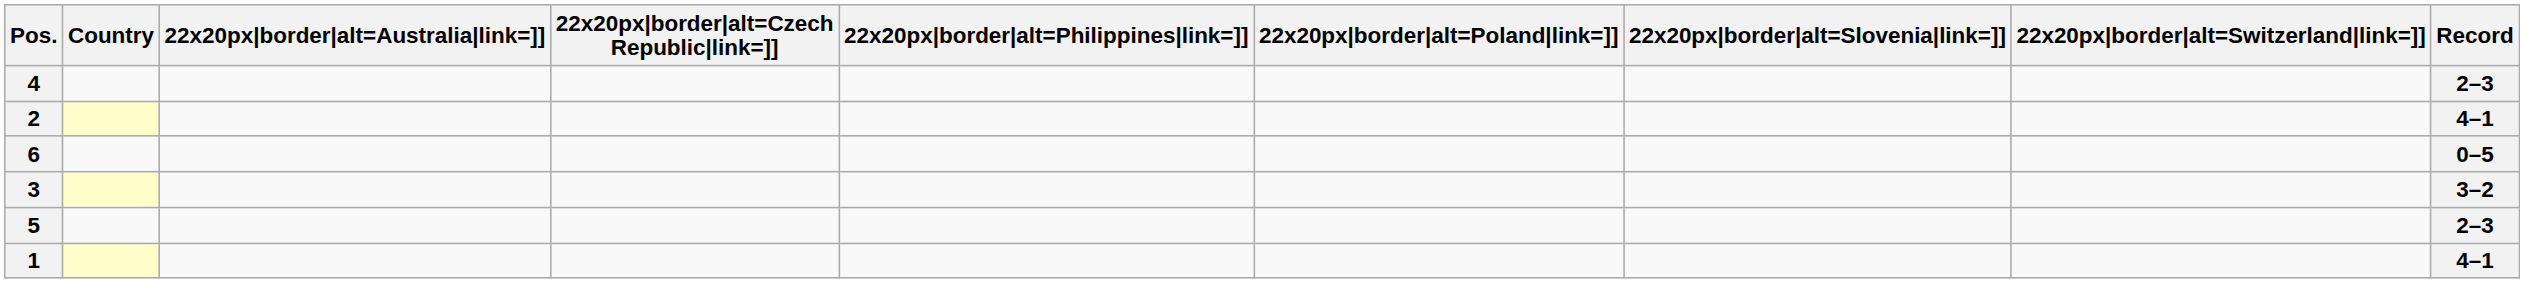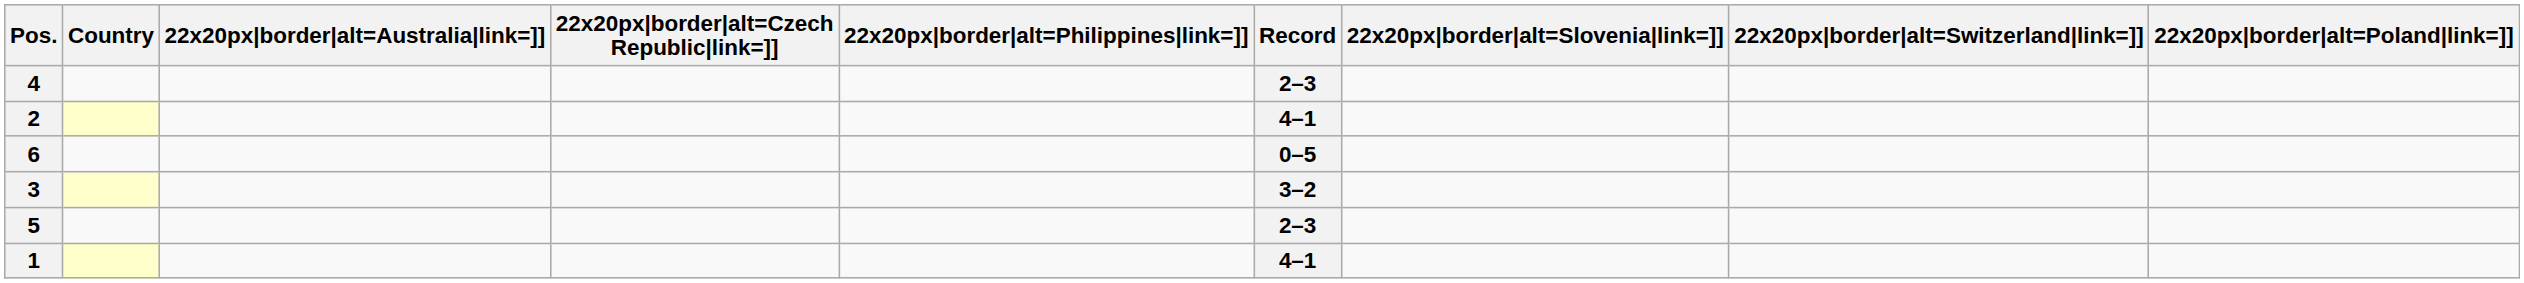columns swapped: (1439, 35) <-> (2475, 35)
